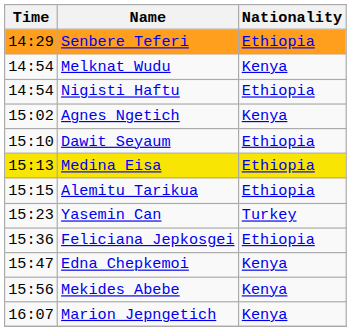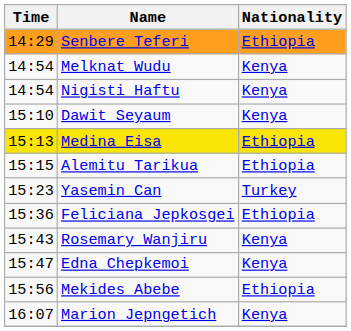(278, 91) Ethiopia -> (265, 91) Kenya
- row: (120, 116)
(278, 141) Ethiopia -> (265, 116) Kenya
+ row: (134, 240)
(265, 290) Kenya -> (278, 290) Ethiopia
